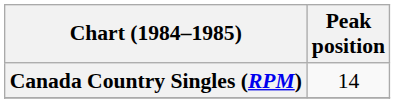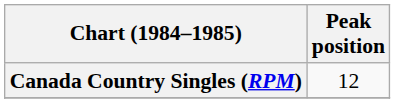(348, 80) 14 -> (348, 80) 12
